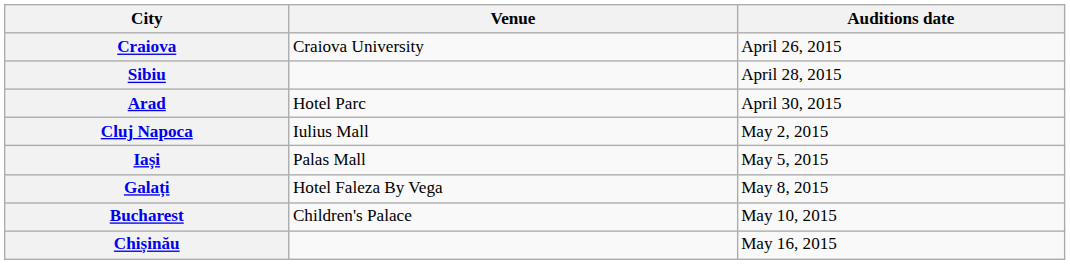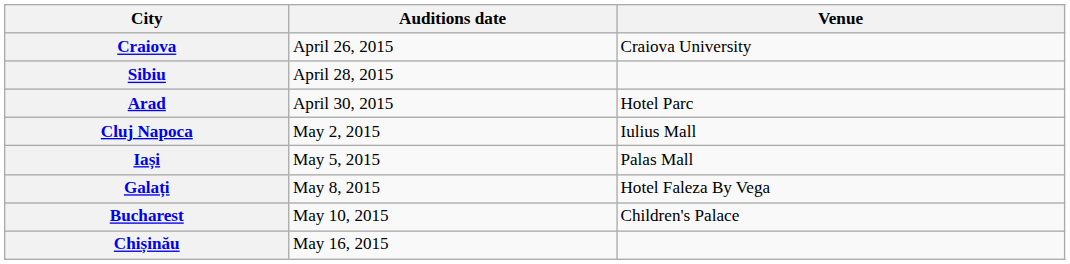columns swapped: (901, 18) <-> (513, 18)
